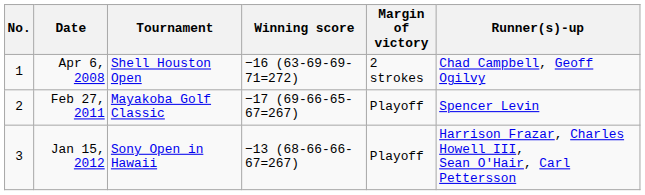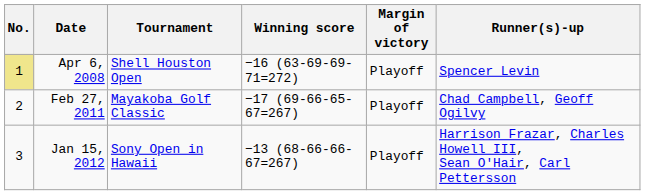(19, 72) no background -> (19, 72) khaki background
(397, 72) 2 strokes -> (397, 72) Playoff
(516, 72) Chad Campbell, Geoff Ogilvy -> (489, 72) Spencer Levin
(489, 108) Spencer Levin -> (516, 108) Chad Campbell, Geoff Ogilvy
